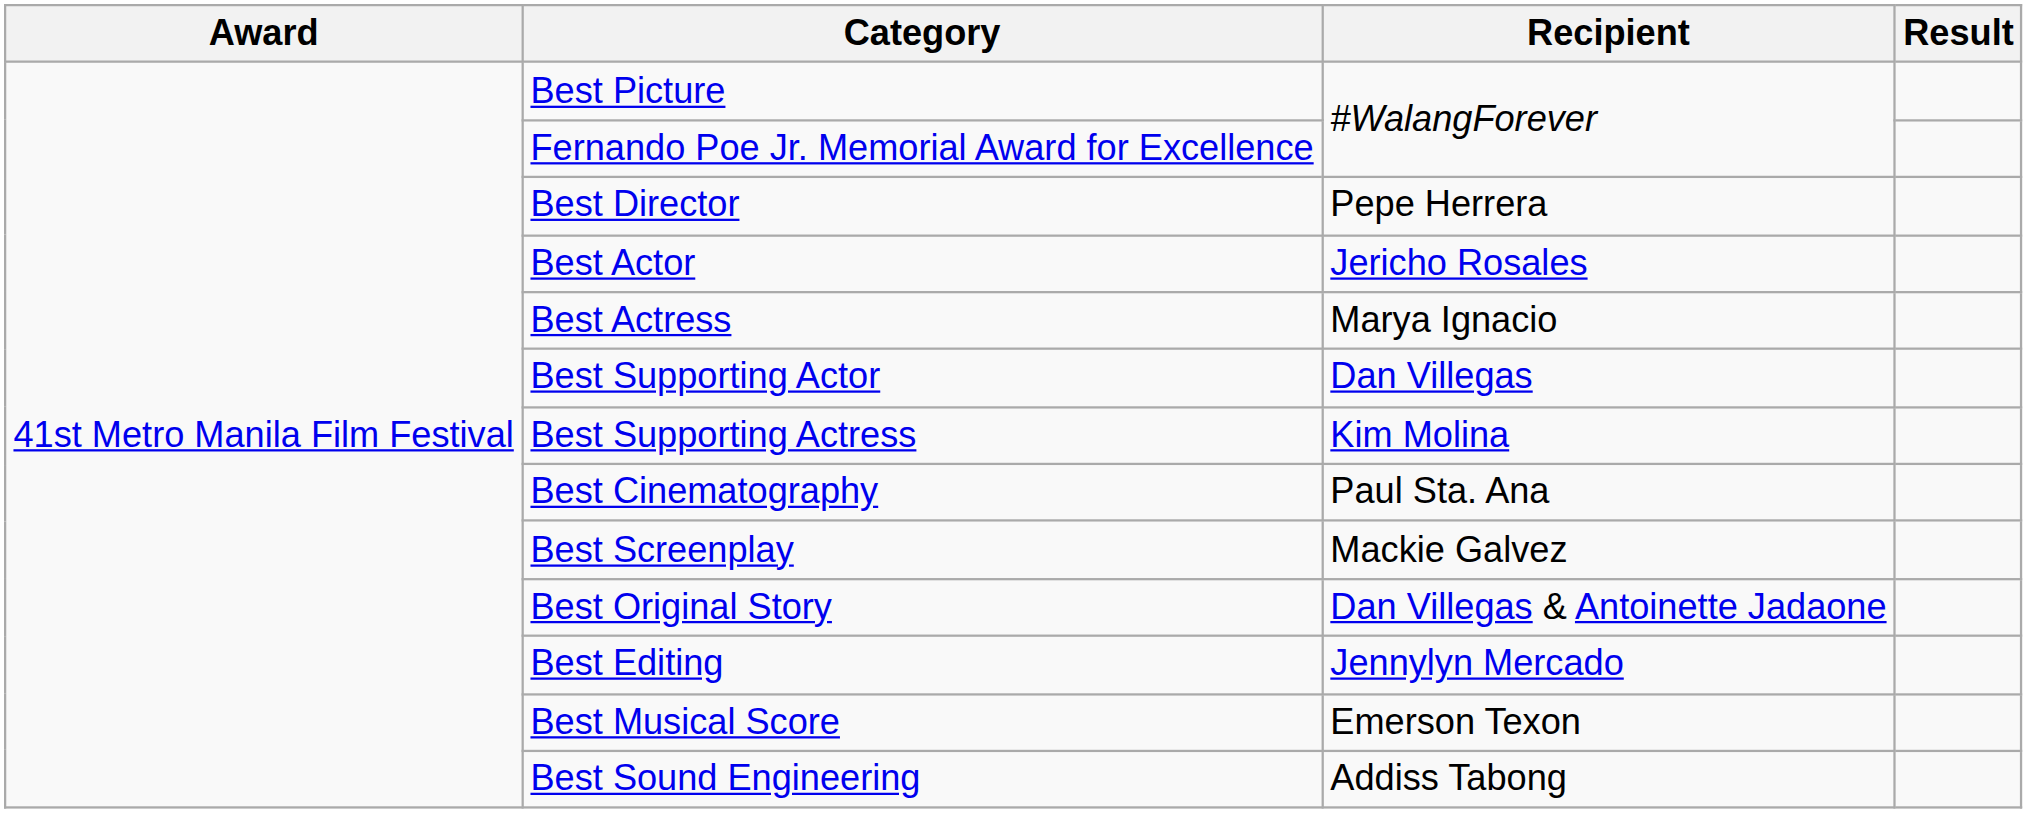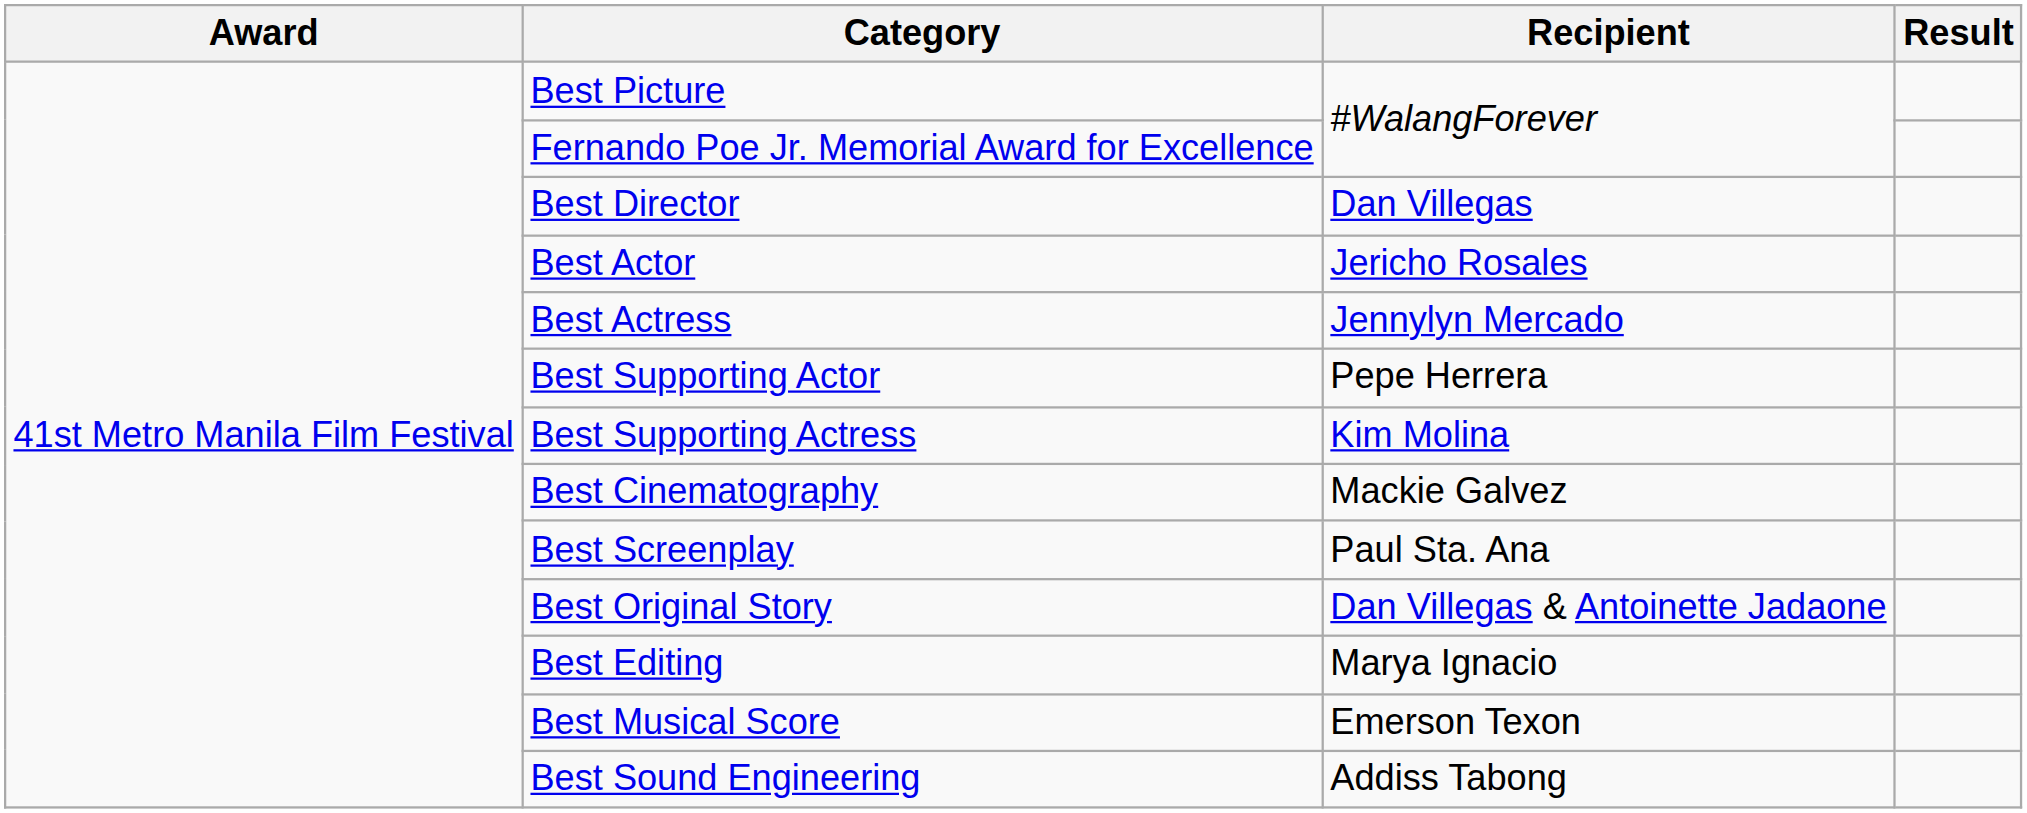(1439, 205) Pepe Herrera -> (1432, 205) Dan Villegas
(1444, 319) Marya Ignacio -> (1477, 319) Jennylyn Mercado
(1432, 377) Dan Villegas -> (1439, 377) Pepe Herrera
(1440, 491) Paul Sta. Ana -> (1449, 491) Mackie Galvez
(1449, 549) Mackie Galvez -> (1440, 549) Paul Sta. Ana
(1477, 663) Jennylyn Mercado -> (1444, 663) Marya Ignacio
